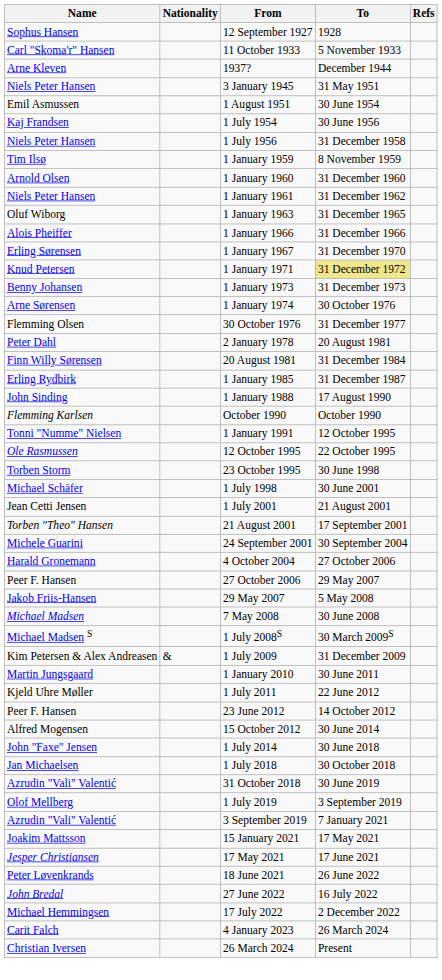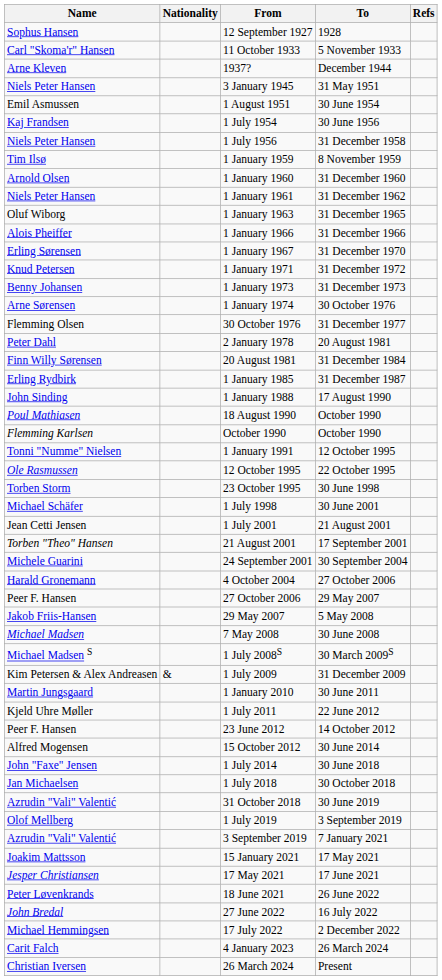(362, 269) khaki background -> (362, 269) no background
+ row: (260, 415)
